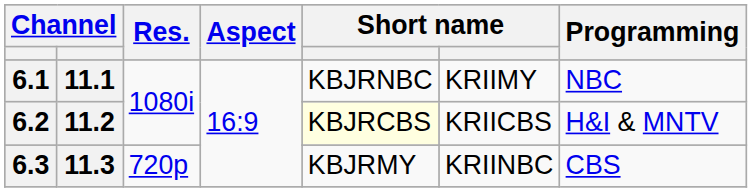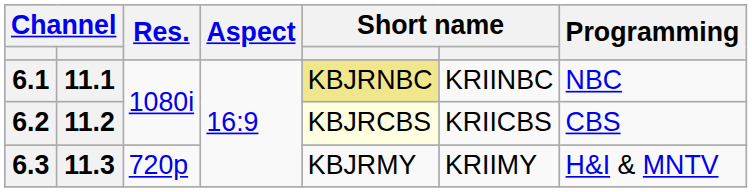(370, 80) no background -> (370, 80) khaki background
(491, 80) KRIIMY -> (499, 80) KRIINBC
(642, 122) H&I & MNTV -> (593, 122) CBS
(499, 165) KRIINBC -> (491, 165) KRIIMY
(593, 165) CBS -> (642, 165) H&I & MNTV
